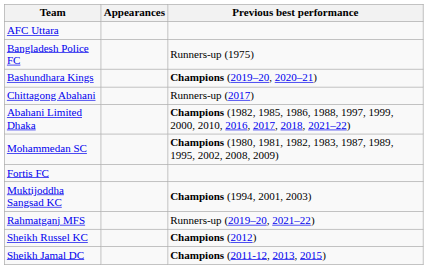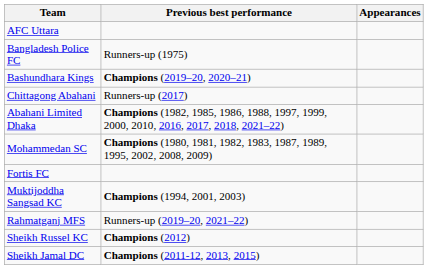columns swapped: (134, 13) <-> (295, 13)
